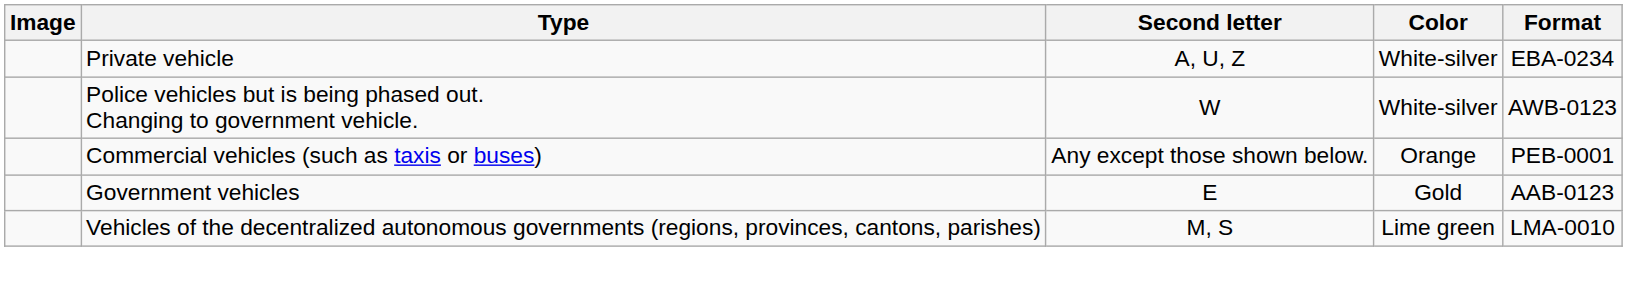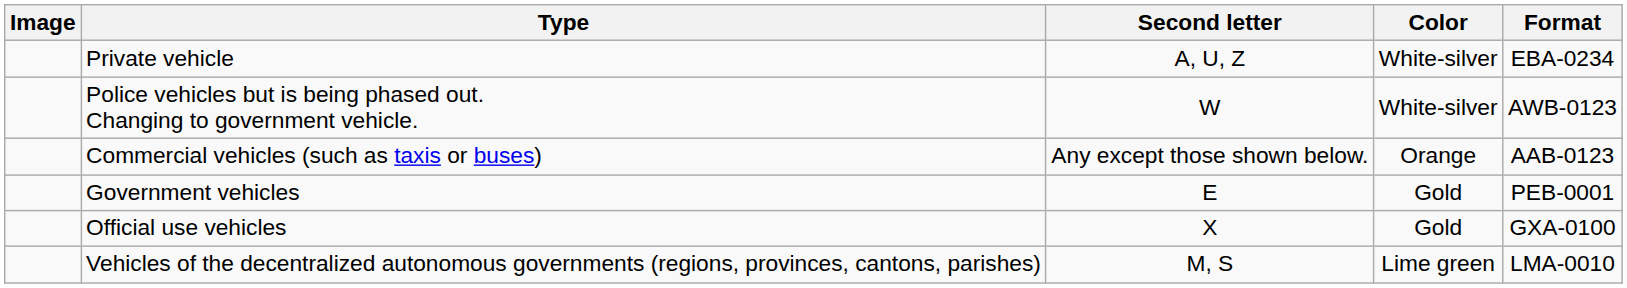(1562, 156) PEB-0001 -> (1562, 156) AAB-0123
(1562, 192) AAB-0123 -> (1562, 192) PEB-0001
+ row: (186, 228)
